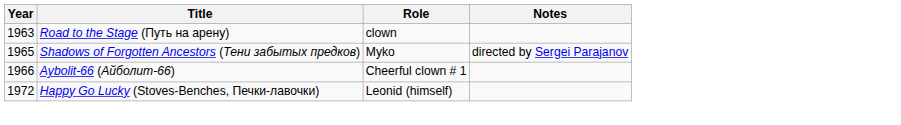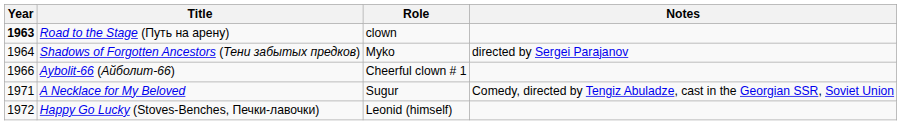(21, 33) normal -> (21, 33) bold
(21, 52) 1965 -> (21, 52) 1964
+ row: (113, 91)
